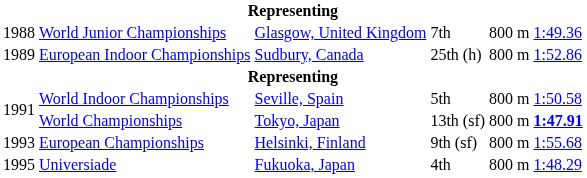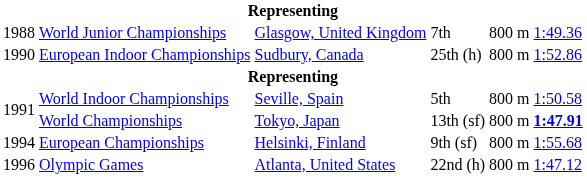(19, 54) 1989 -> (19, 54) 1990
(19, 142) 1993 -> (19, 142) 1994
- row: (78, 164)
+ row: (91, 164)
